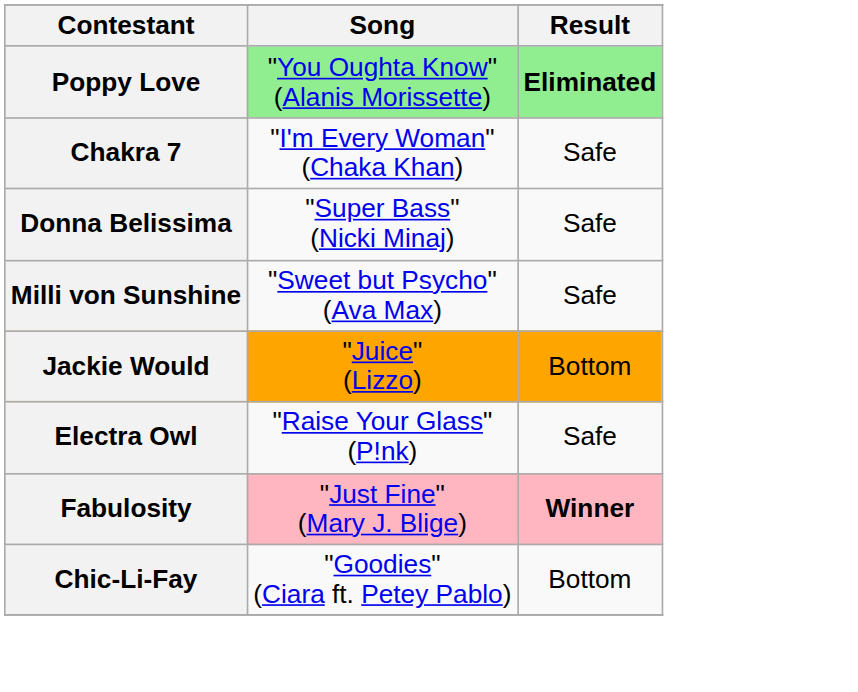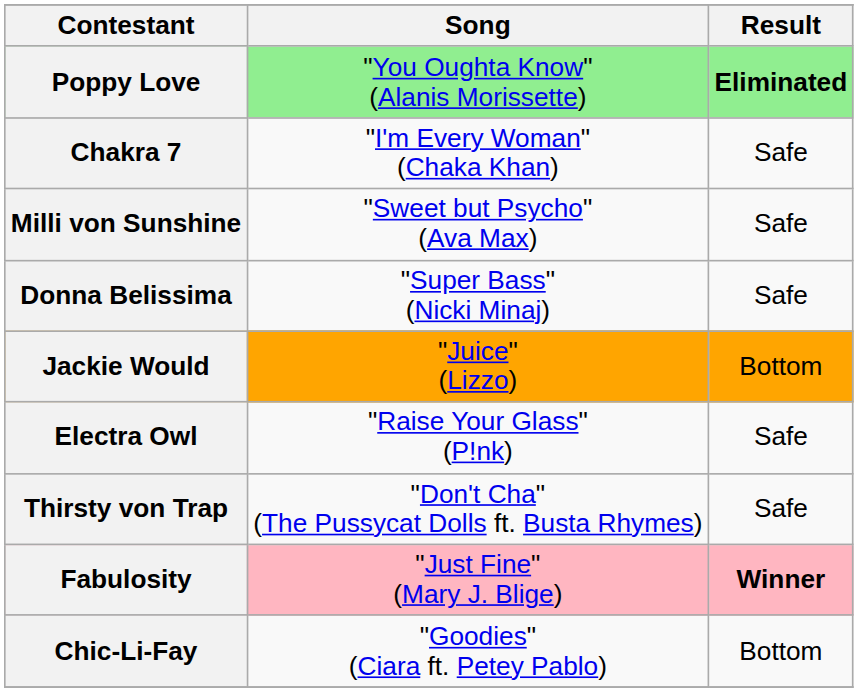rows swapped: (126, 223) <-> (126, 295)
+ row: (126, 508)
